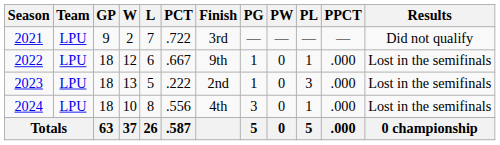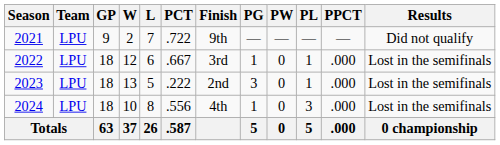(218, 38) 3rd -> (218, 38) 9th
(218, 60) 9th -> (218, 60) 3rd
(254, 83) 1 -> (254, 83) 3
(309, 83) 3 -> (309, 83) 1
(254, 106) 3 -> (254, 106) 1
(309, 106) 1 -> (309, 106) 3
